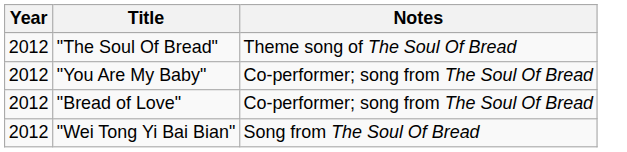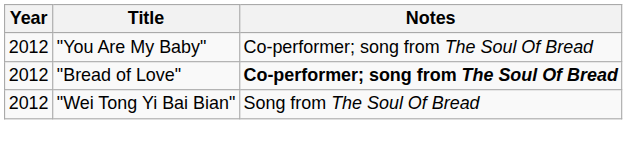- row: (137, 47)
(418, 103) normal -> (431, 75) bold
